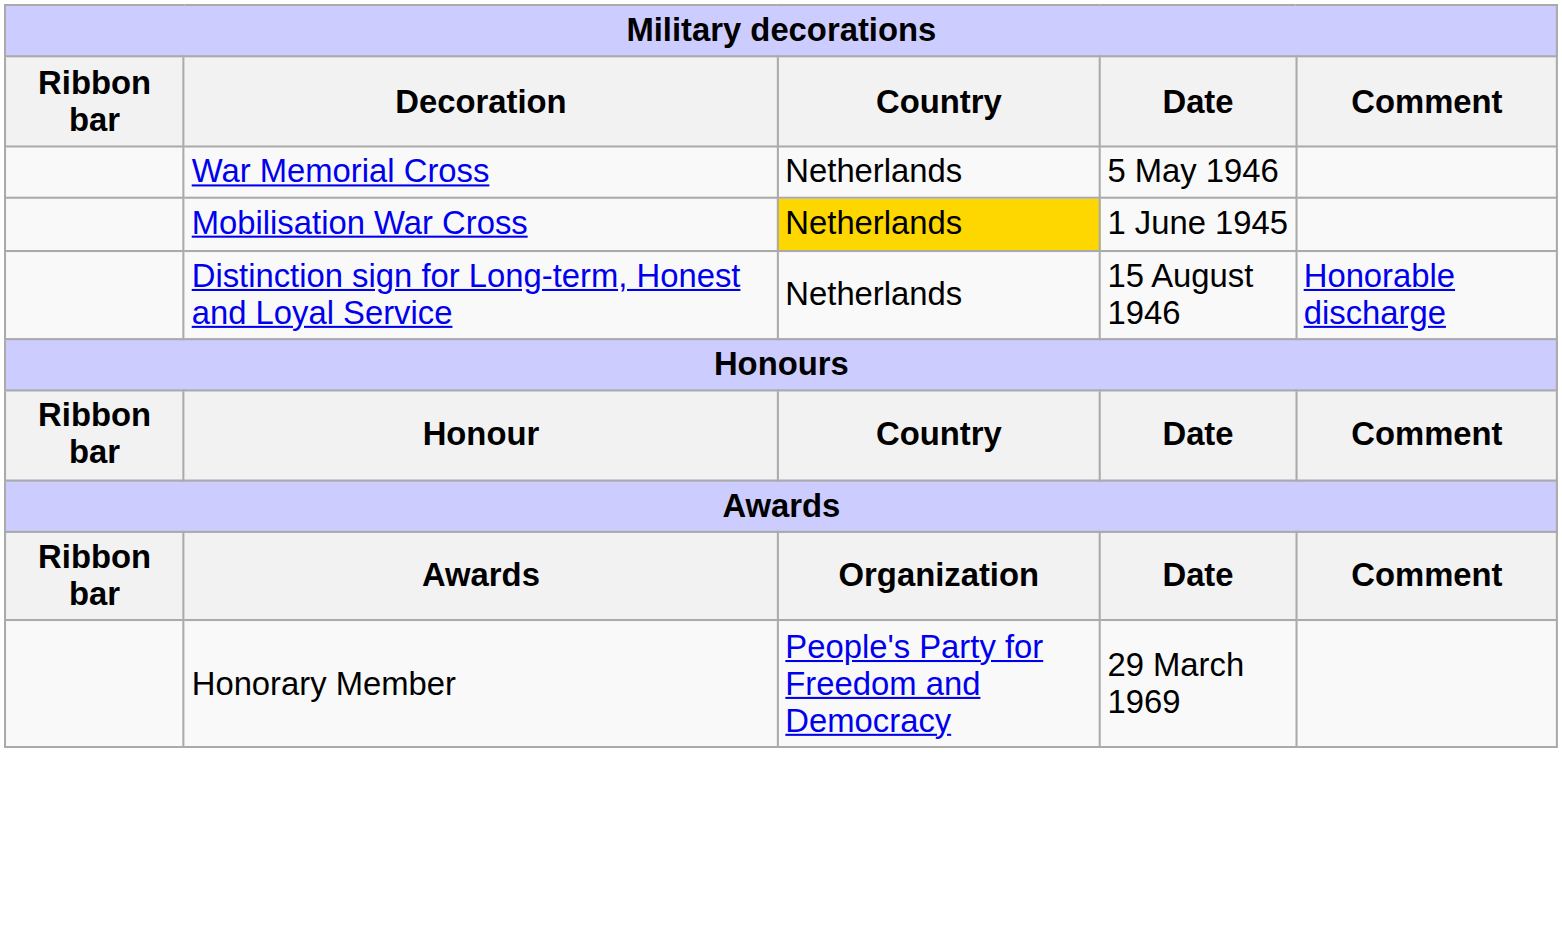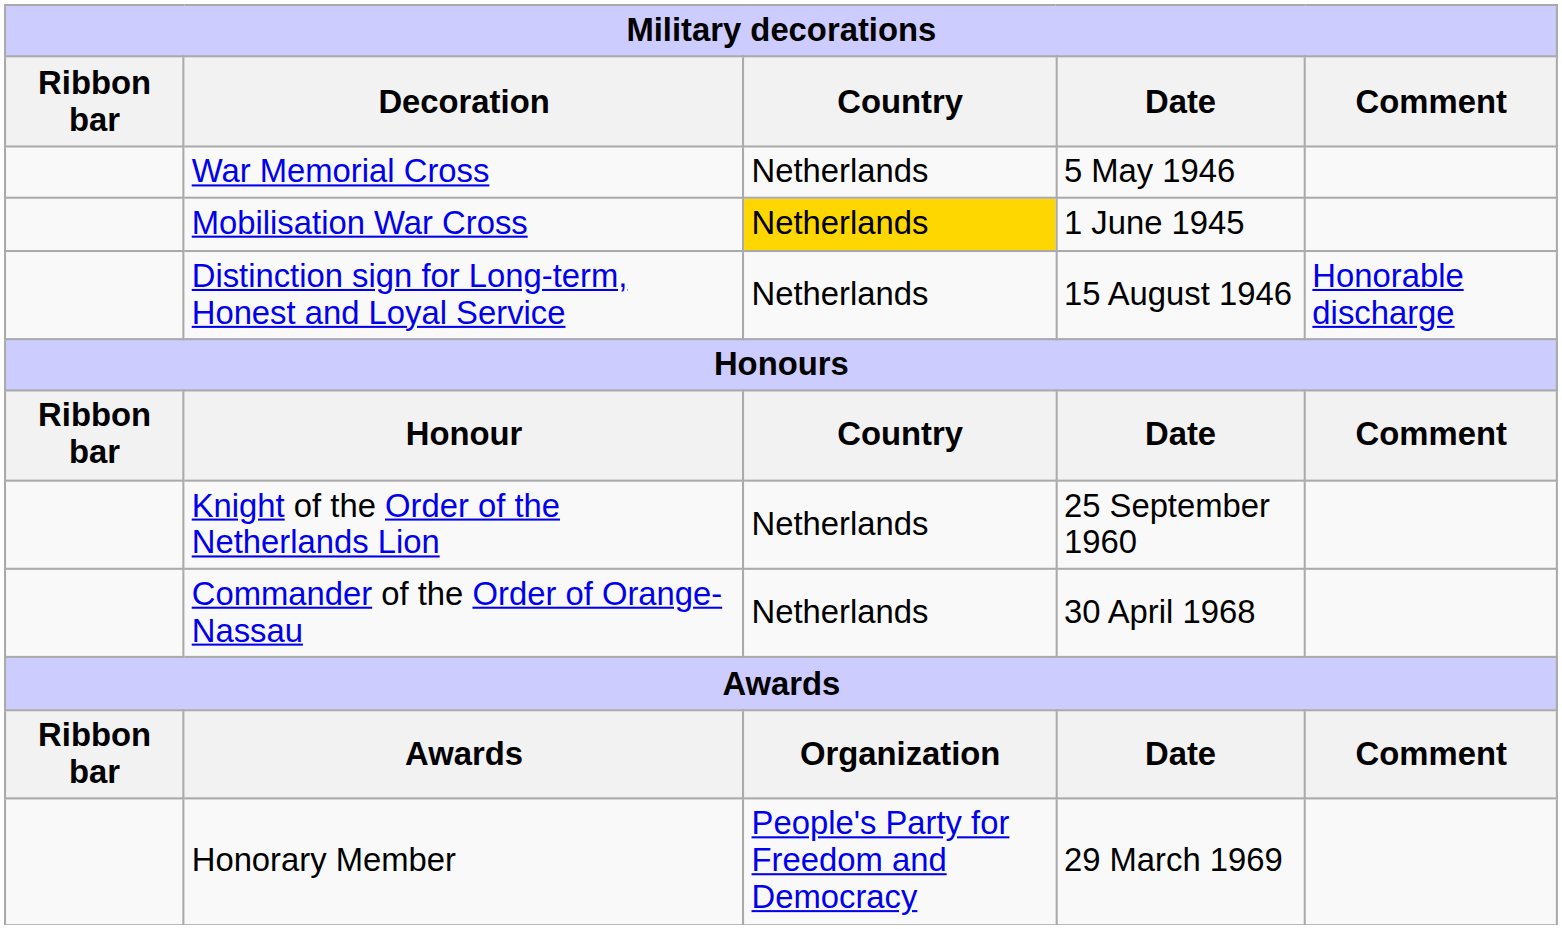+ row: (376, 523)
+ row: (457, 612)
